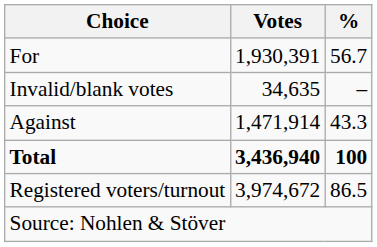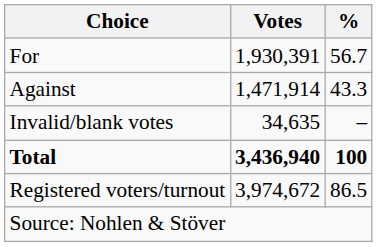rows swapped: (43, 122) <-> (91, 88)
